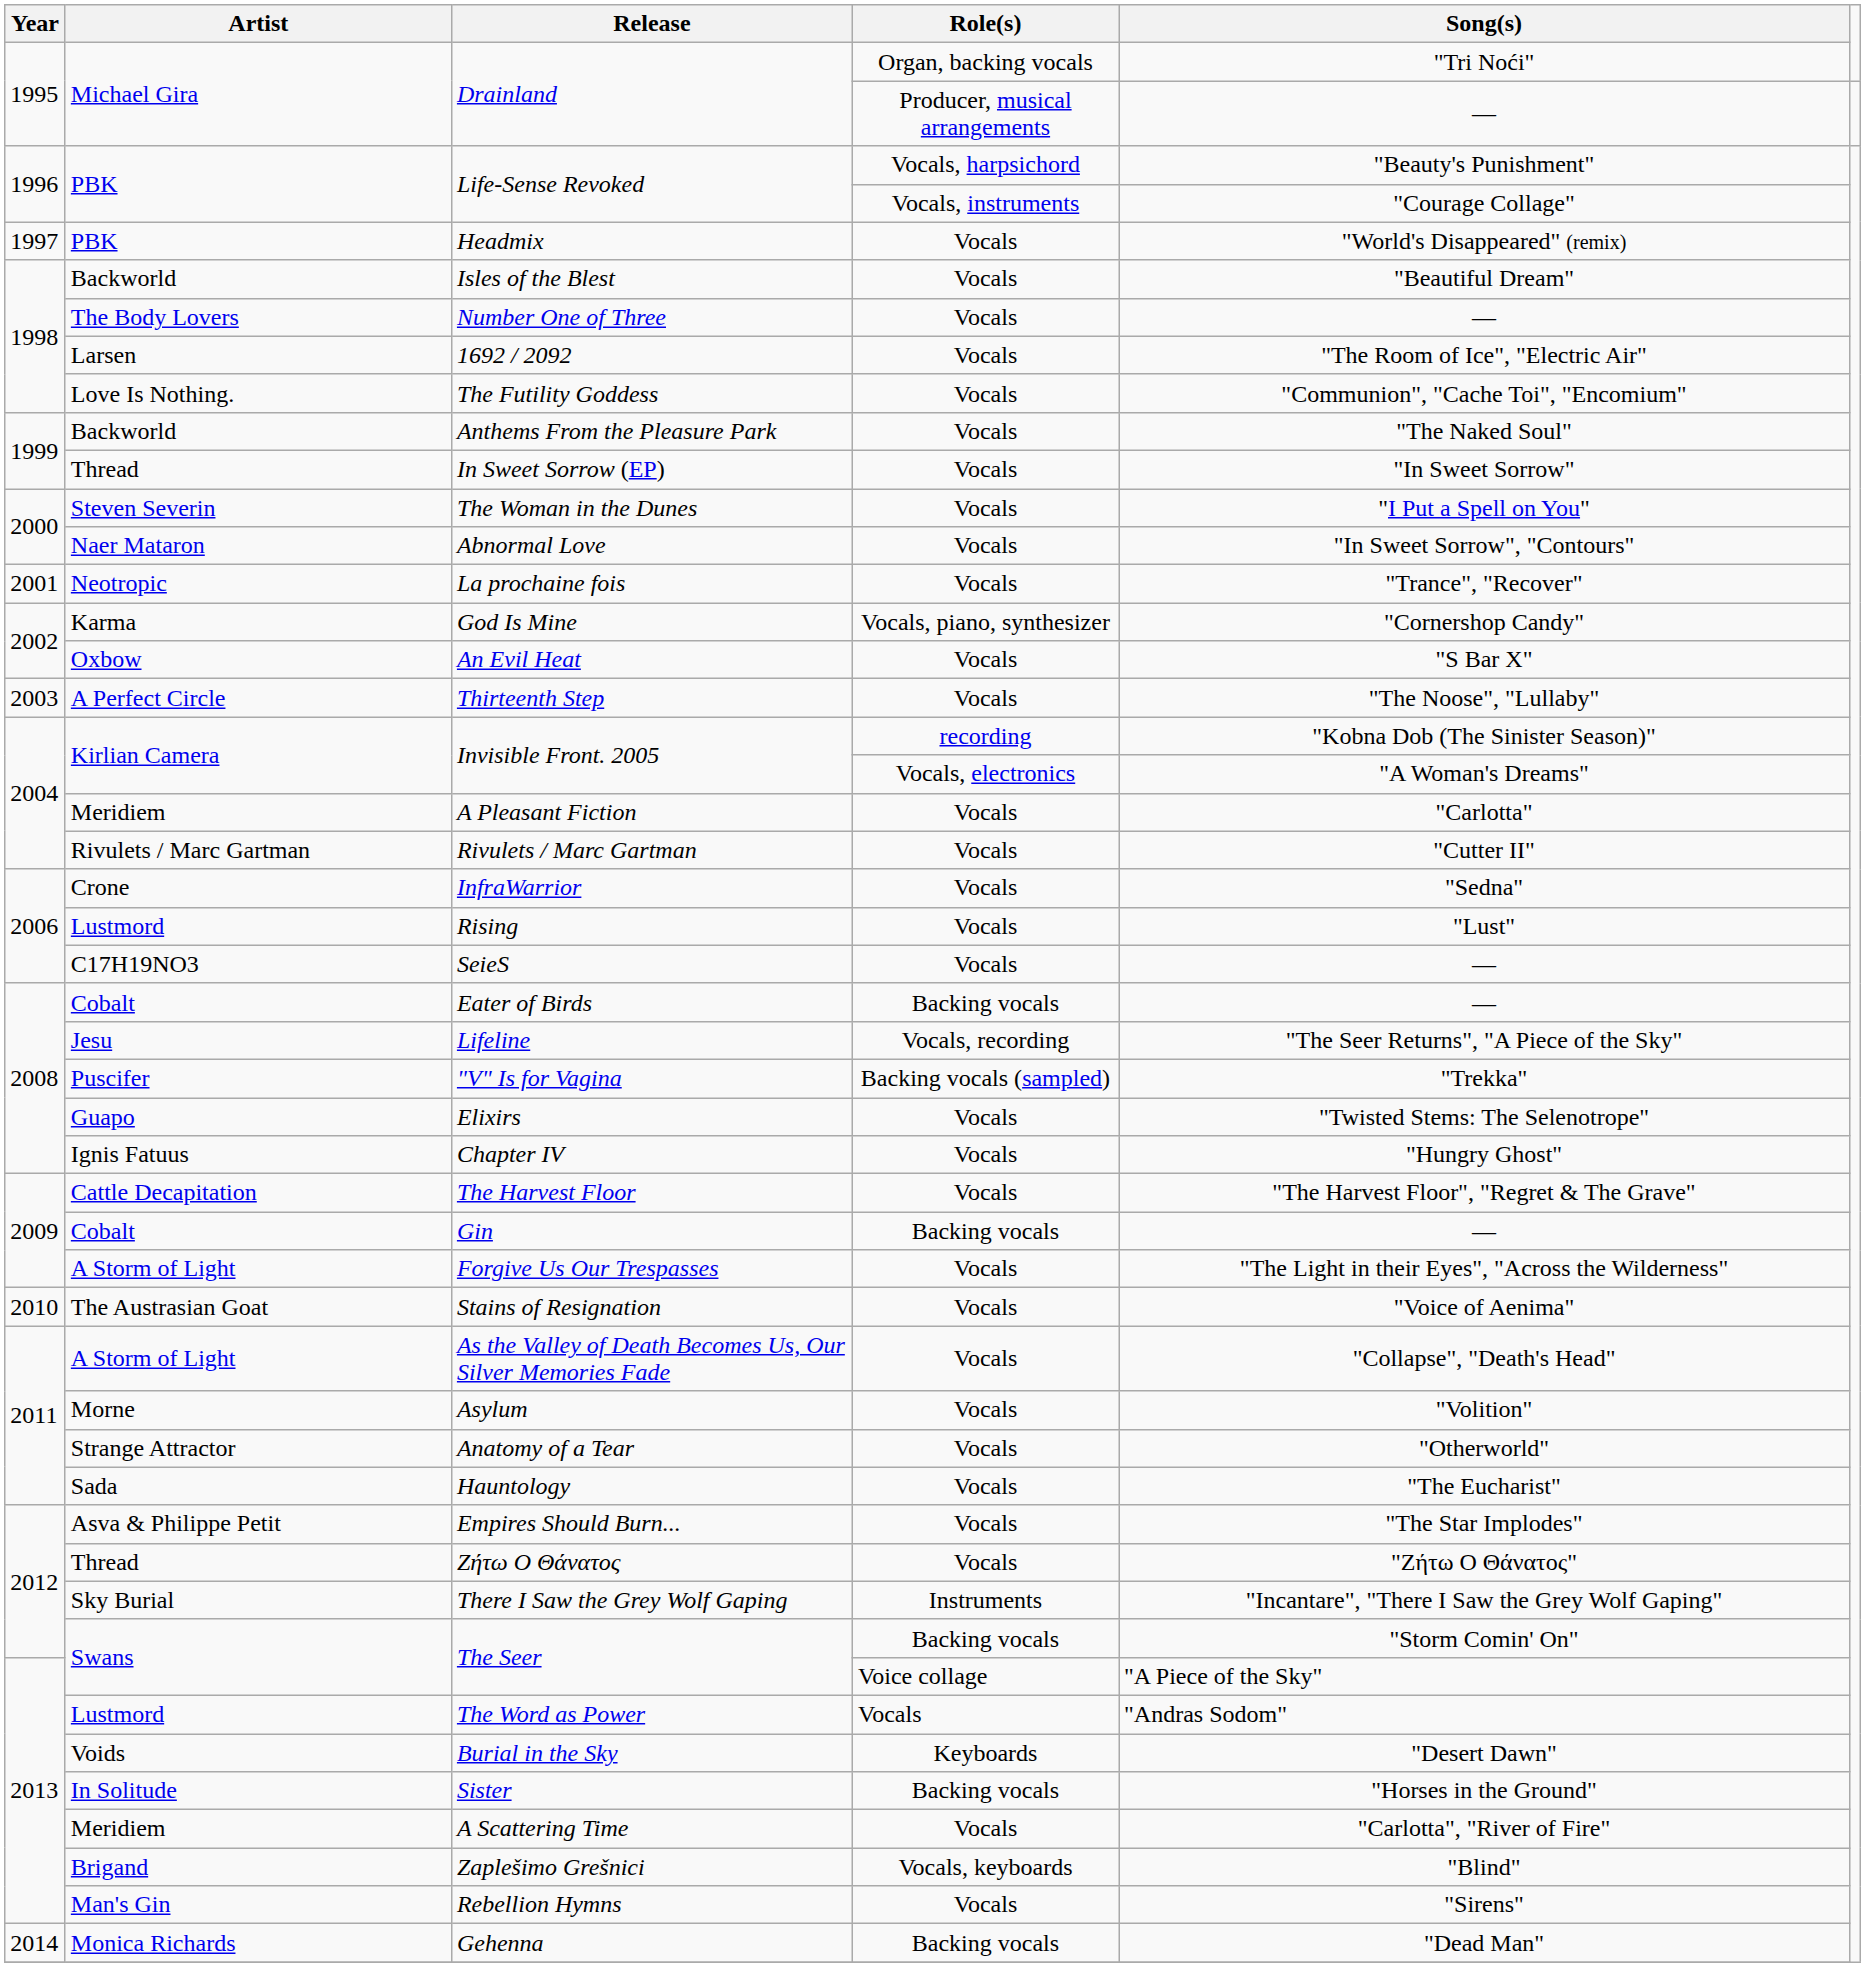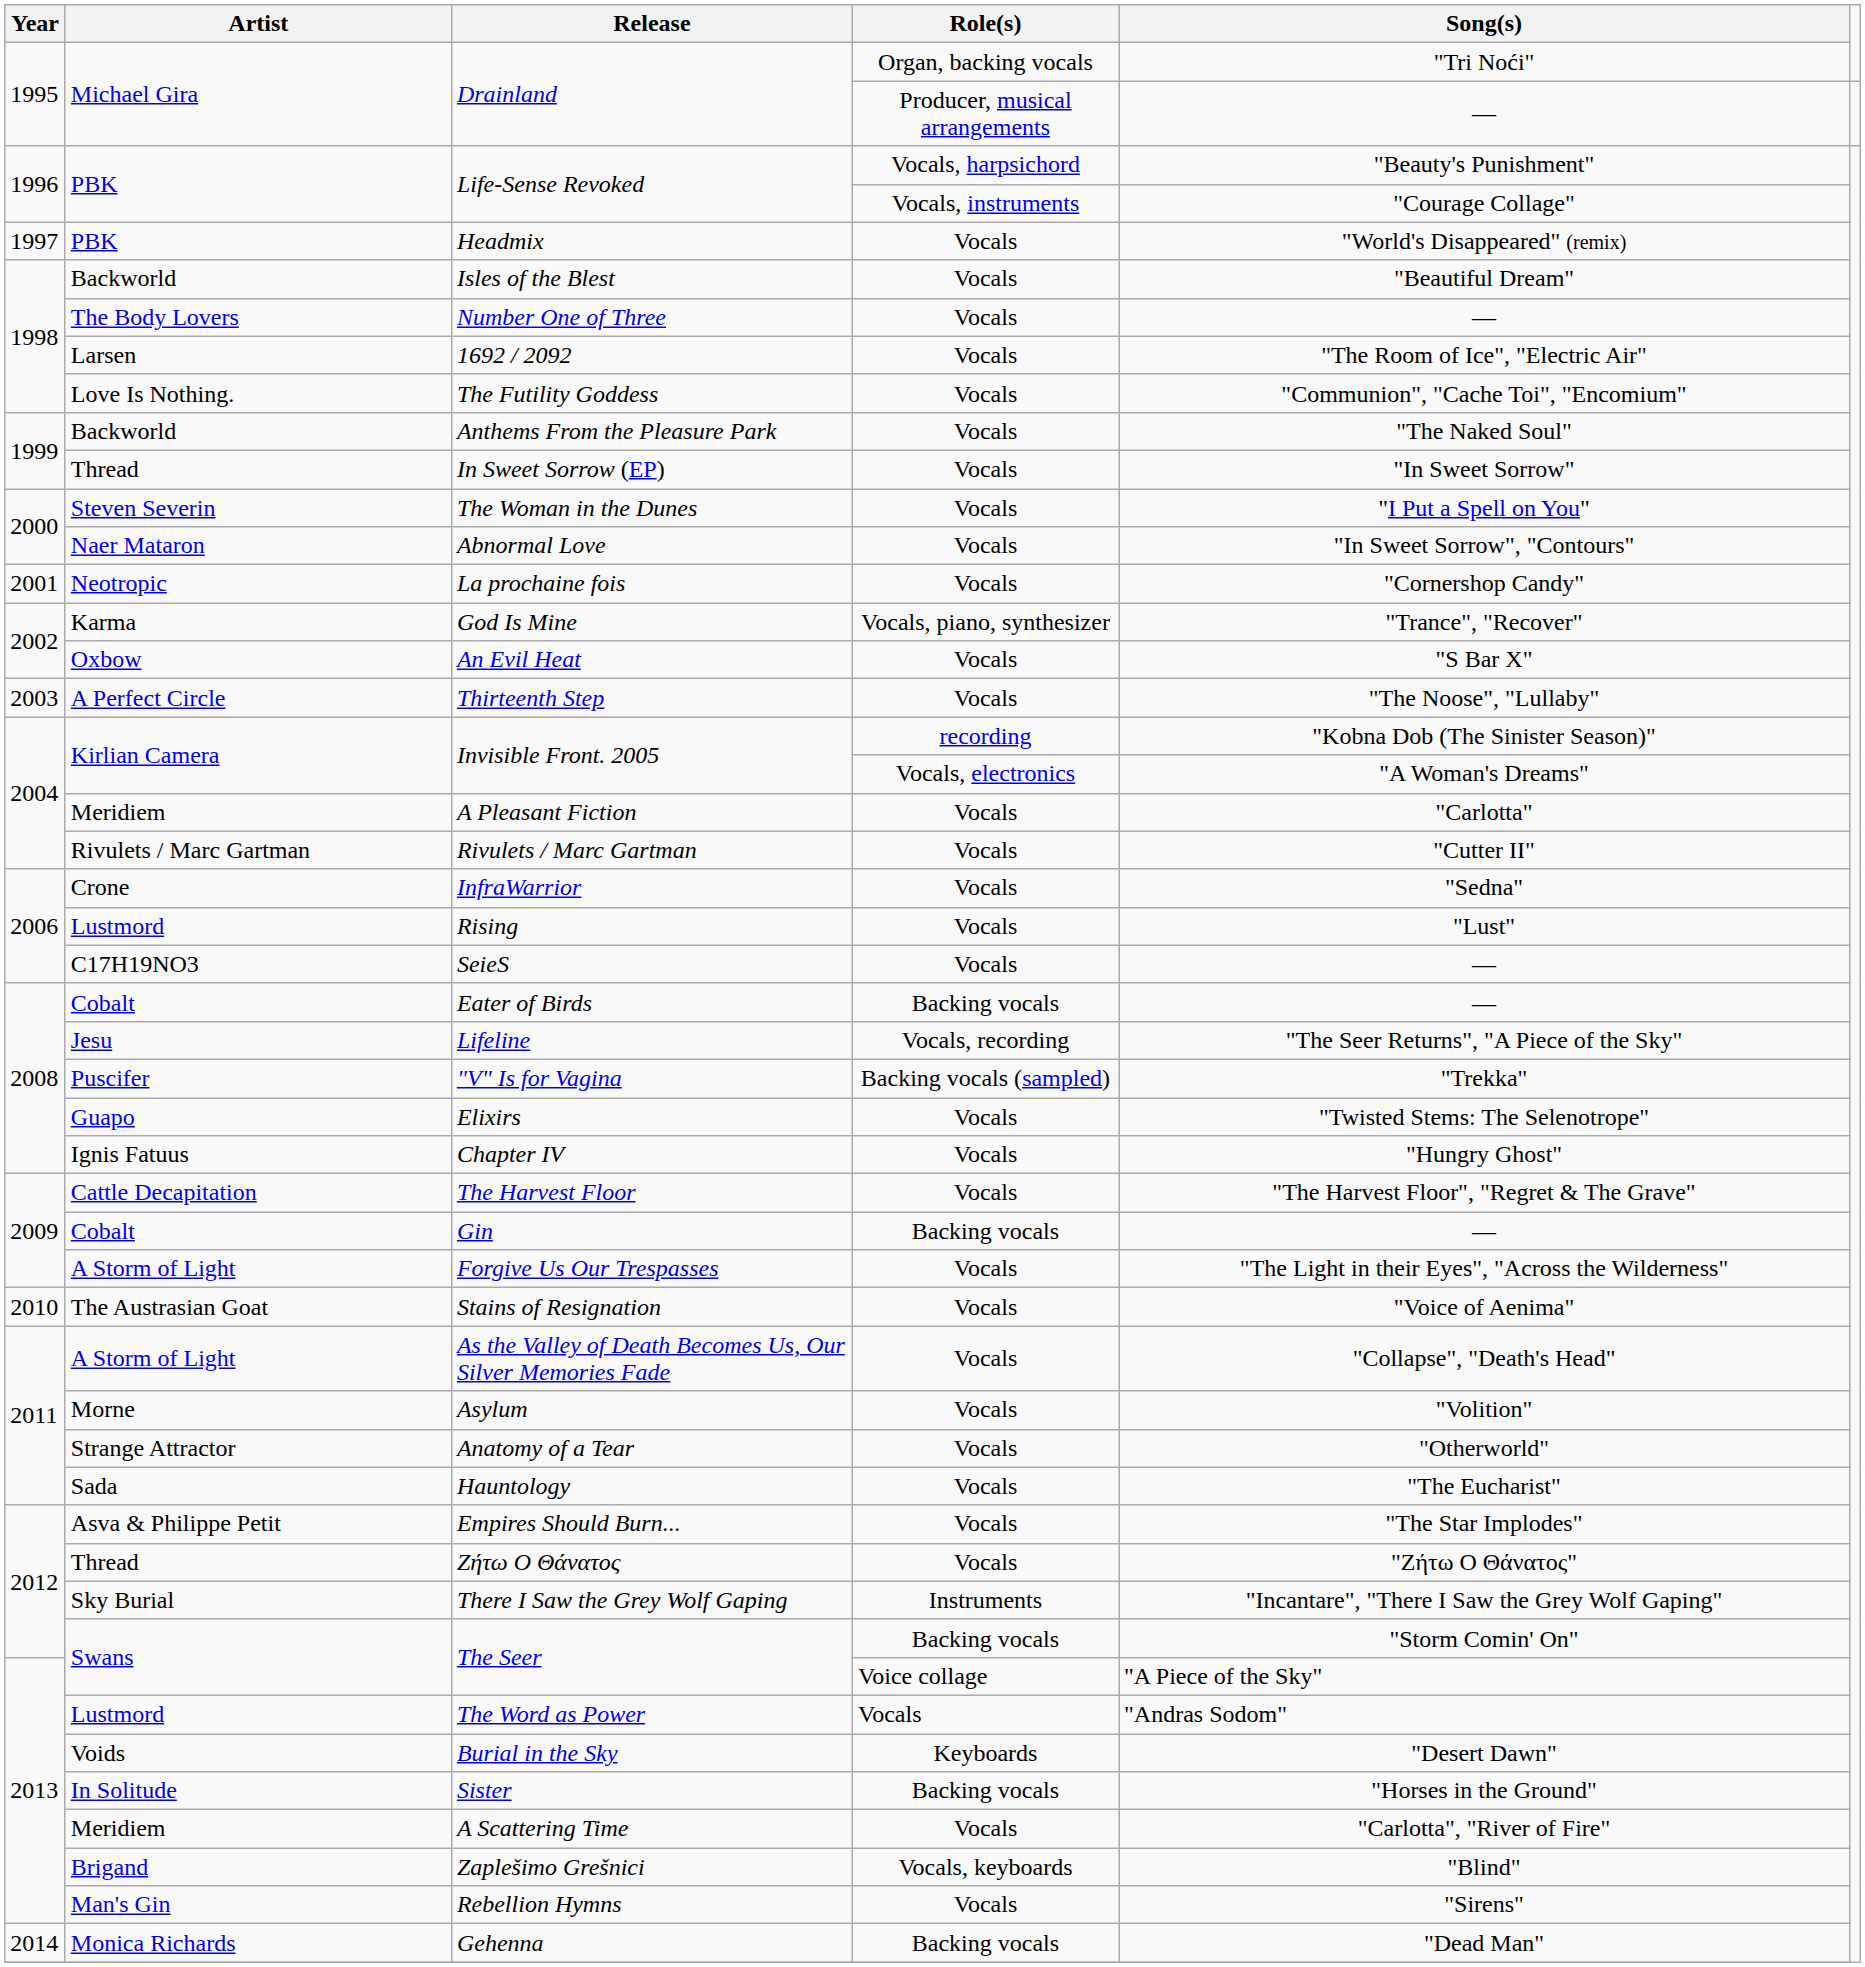(1484, 583) "Trance", "Recover" -> (1484, 583) "Cornershop Candy"
(1484, 621) "Cornershop Candy" -> (1484, 621) "Trance", "Recover"
